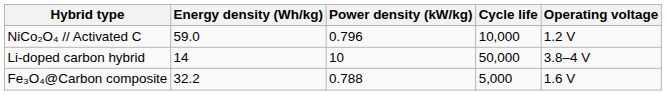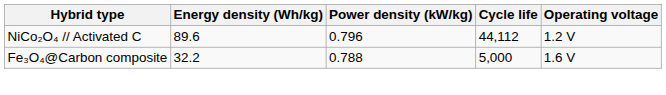(187, 36) 59.0 -> (187, 36) 89.6
(499, 36) 10,000 -> (499, 36) 44,112
- row: (76, 57)
